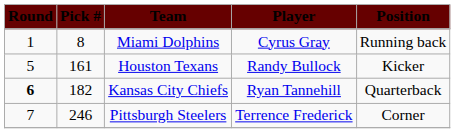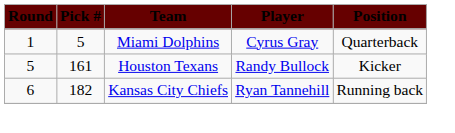(81, 41) 8 -> (81, 41) 5
(403, 41) Running back -> (380, 41) Quarterback
(30, 90) bold -> (30, 90) normal
(403, 90) Quarterback -> (380, 90) Running back
- row: (168, 115)
